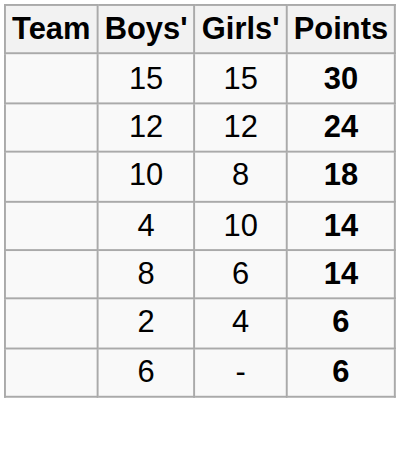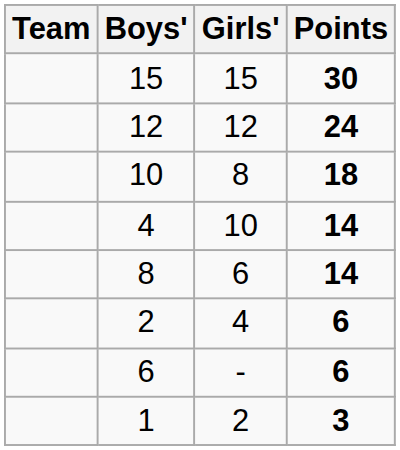+ row: (146, 420)
